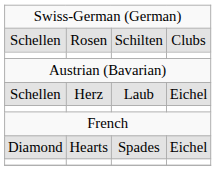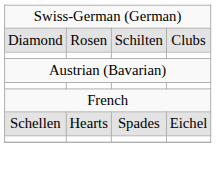(35, 40) Schellen -> (35, 40) Diamond
- row: (89, 93)
(35, 147) Diamond -> (35, 123) Schellen
